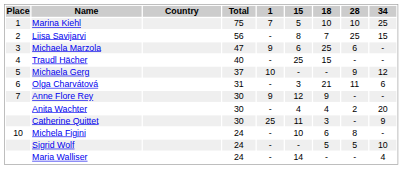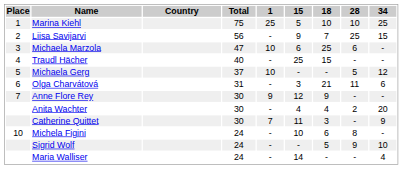(270, 24) 7 -> (270, 24) 25
(298, 36) 8 -> (298, 36) 9
(270, 48) 9 -> (270, 48) 10
(355, 72) 9 -> (355, 72) 5
(270, 121) 25 -> (270, 121) 7
(355, 145) 5 -> (355, 145) 9
